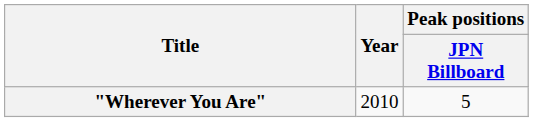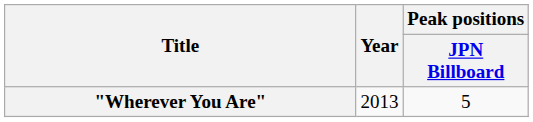(380, 101) 2010 -> (380, 101) 2013
